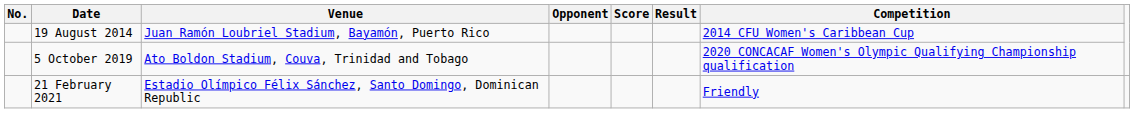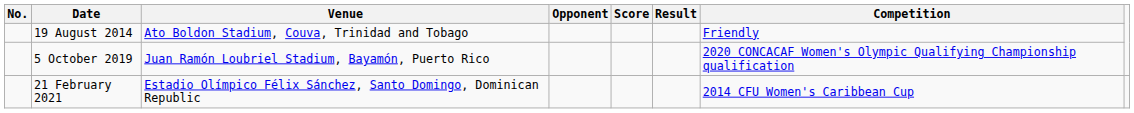(317, 33) Juan Ramón Loubriel Stadium, Bayamón, Puerto Rico -> (306, 33) Ato Boldon Stadium, Couva, Trinidad and Tobago
(808, 33) 2014 CFU Women's Caribbean Cup -> (731, 33) Friendly
(306, 59) Ato Boldon Stadium, Couva, Trinidad and Tobago -> (317, 59) Juan Ramón Loubriel Stadium, Bayamón, Puerto Rico
(731, 91) Friendly -> (808, 91) 2014 CFU Women's Caribbean Cup
